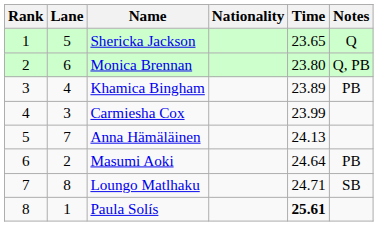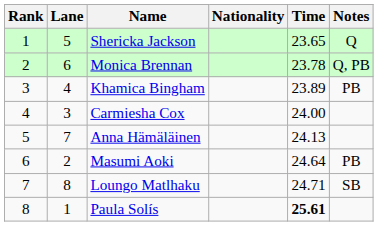(309, 64) 23.80 -> (309, 64) 23.78
(309, 112) 23.99 -> (309, 112) 24.00
